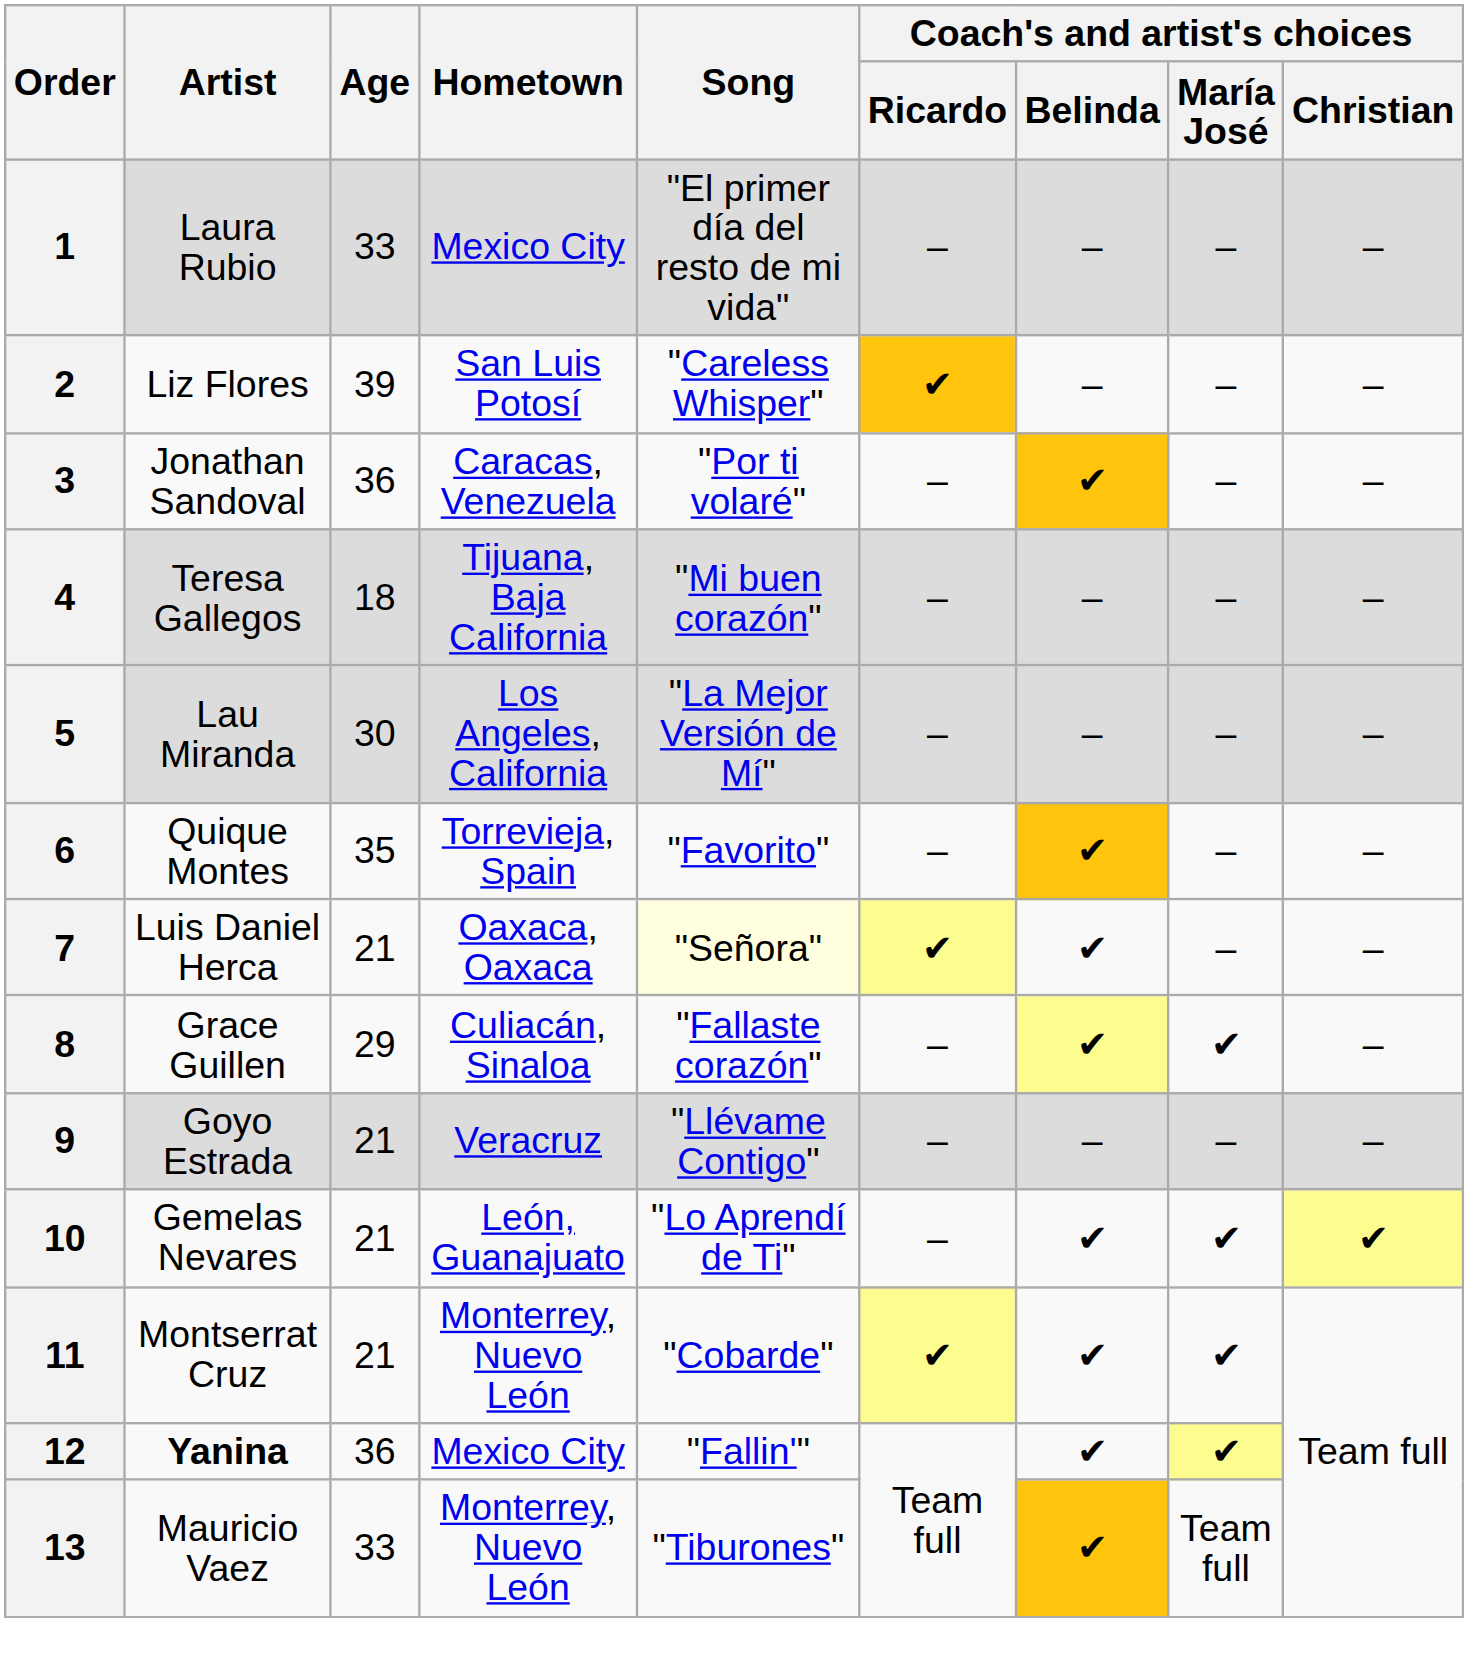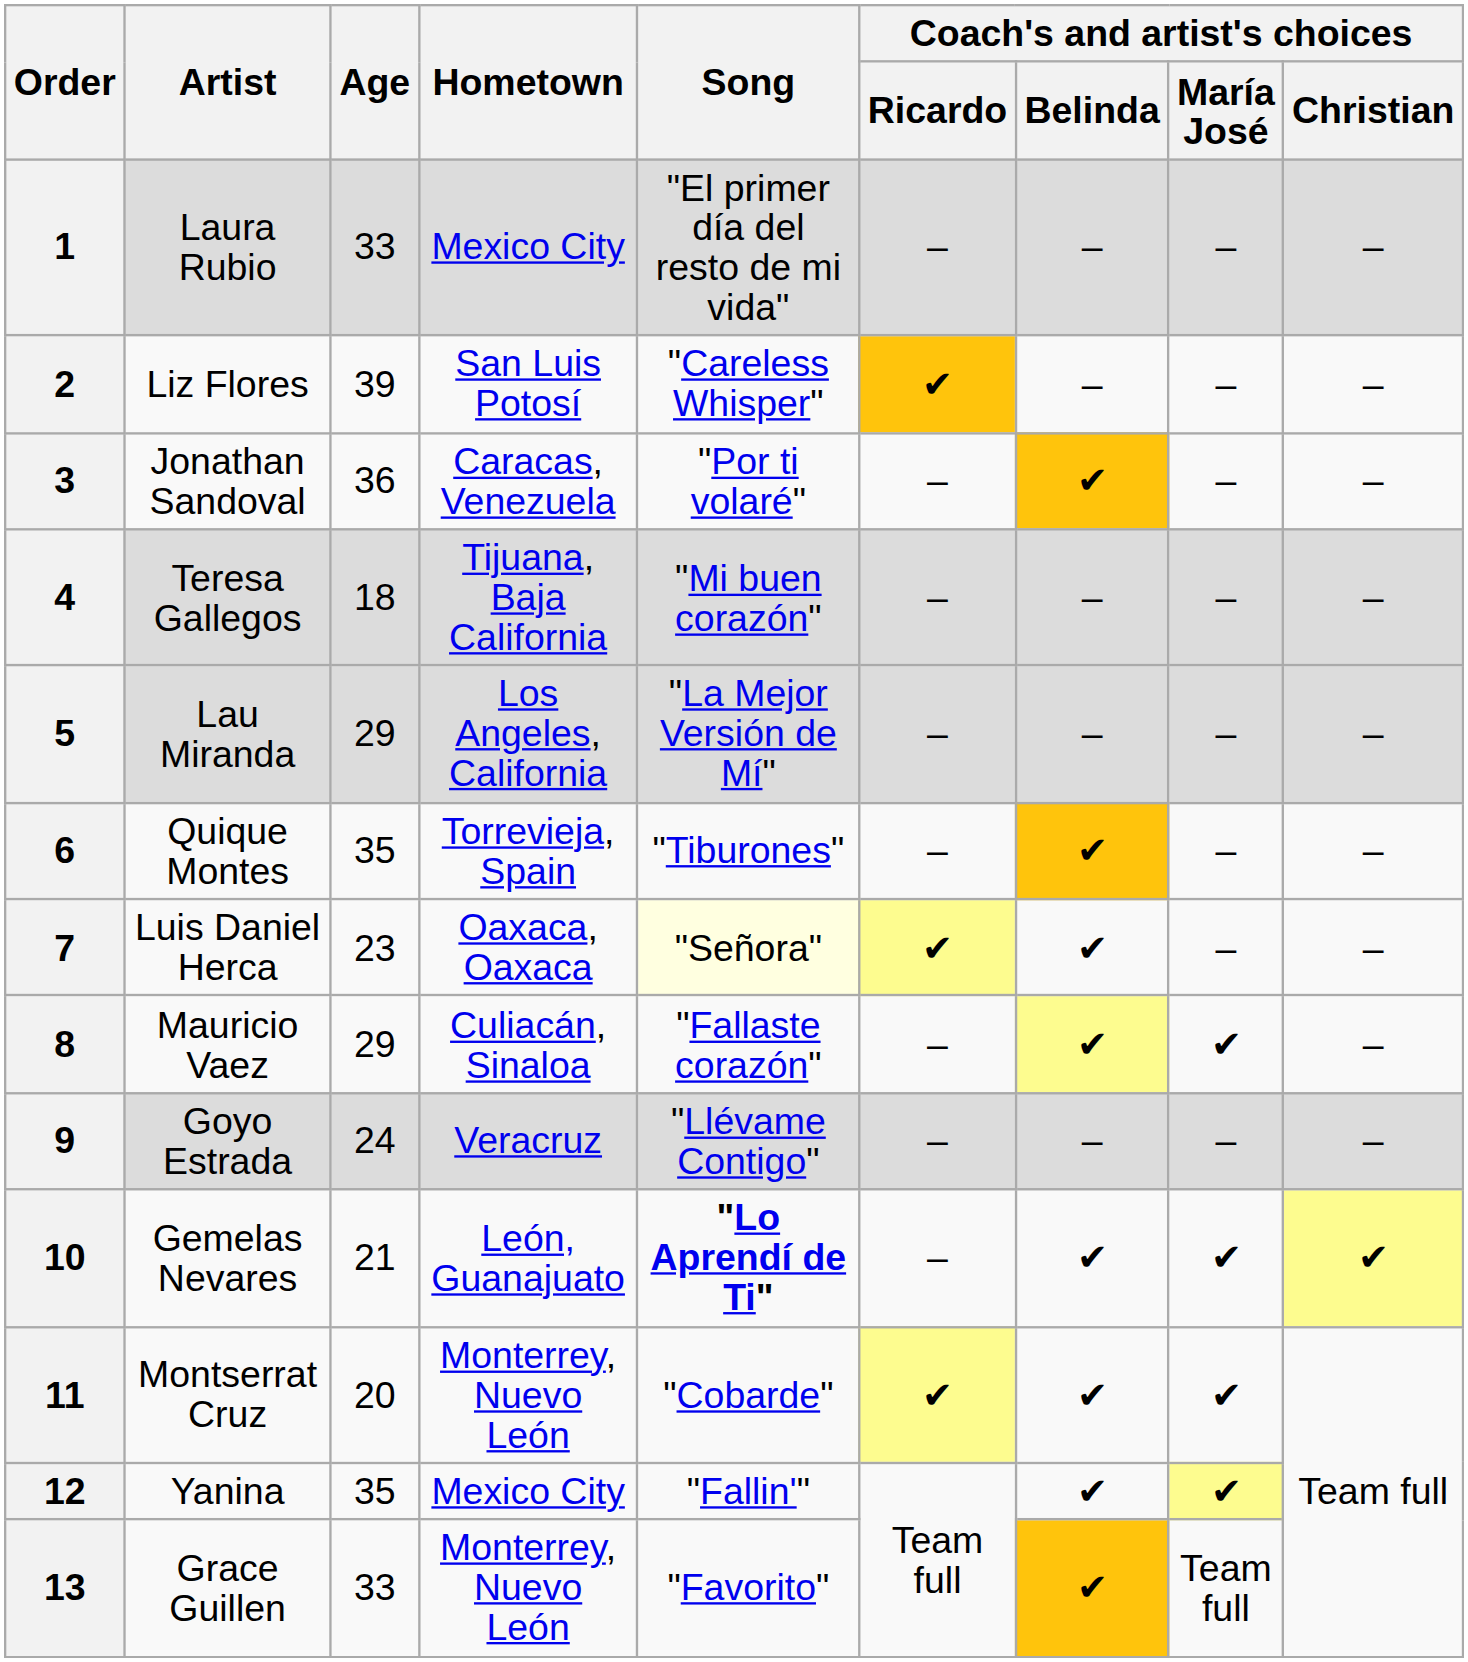(375, 734) 30 -> (375, 734) 29
(748, 851) "Favorito" -> (748, 851) "Tiburones"
(375, 947) 21 -> (375, 947) 23
(228, 1044) Grace Guillen -> (228, 1044) Mauricio Vaez
(375, 1141) 21 -> (375, 1141) 24
(748, 1238) normal -> (748, 1258) bold
(375, 1355) 21 -> (375, 1394) 20
(228, 1451) bold -> (228, 1491) normal
(375, 1451) 36 -> (375, 1491) 35
(228, 1548) Mauricio Vaez -> (228, 1588) Grace Guillen
(748, 1548) "Tiburones" -> (748, 1588) "Favorito"
